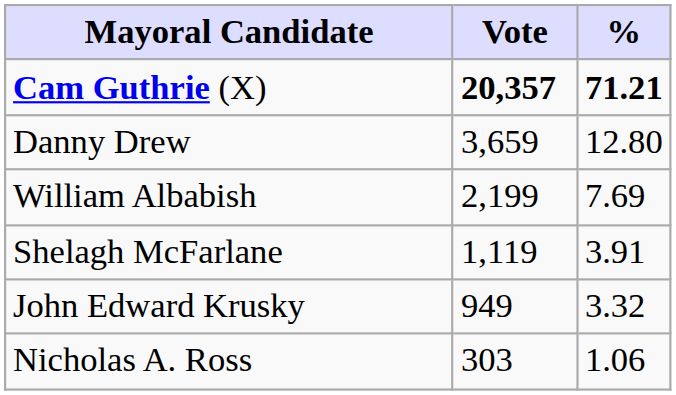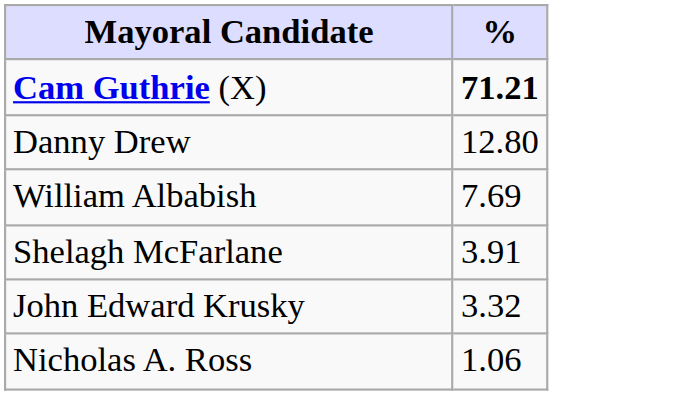- column: (515, 31)
